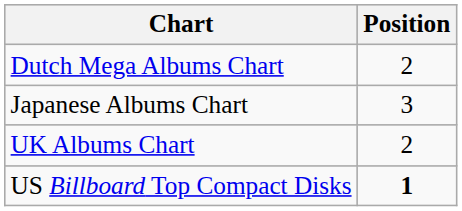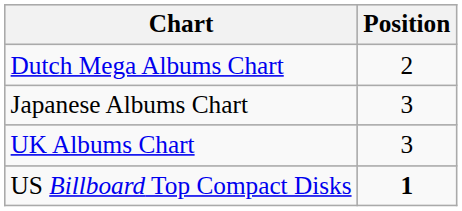(407, 144) 2 -> (407, 144) 3
